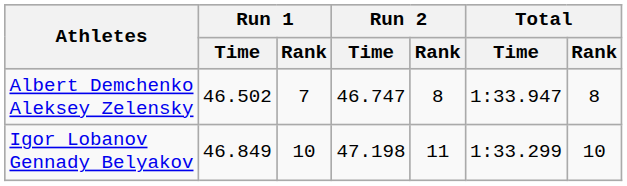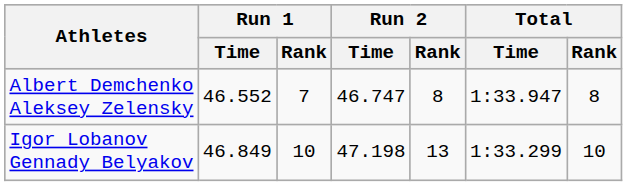(237, 97) 46.502 -> (237, 97) 46.552
(438, 152) 11 -> (438, 152) 13
